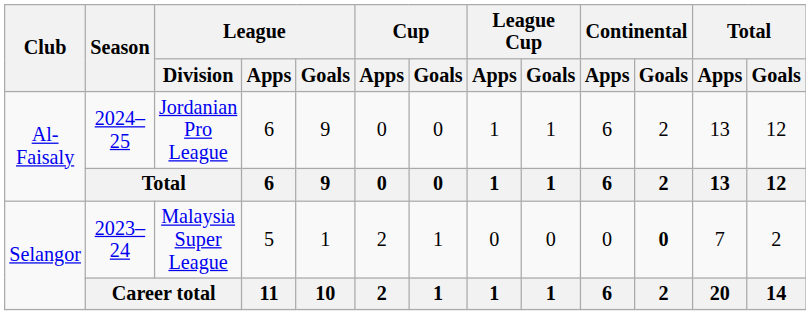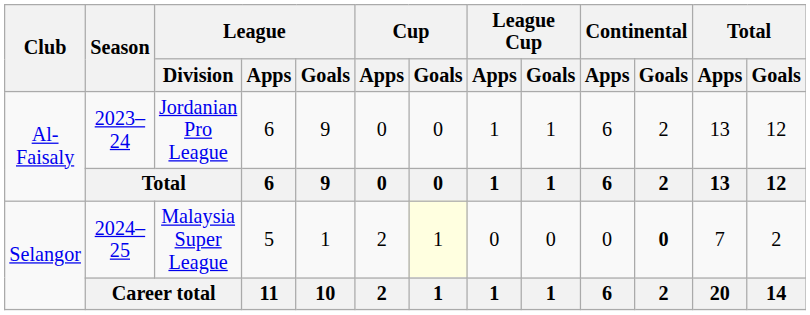(120, 129) 2024–25 -> (120, 129) 2023–24
(120, 239) 2023–24 -> (120, 239) 2024–25
(438, 239) no background -> (438, 239) lightyellow background
